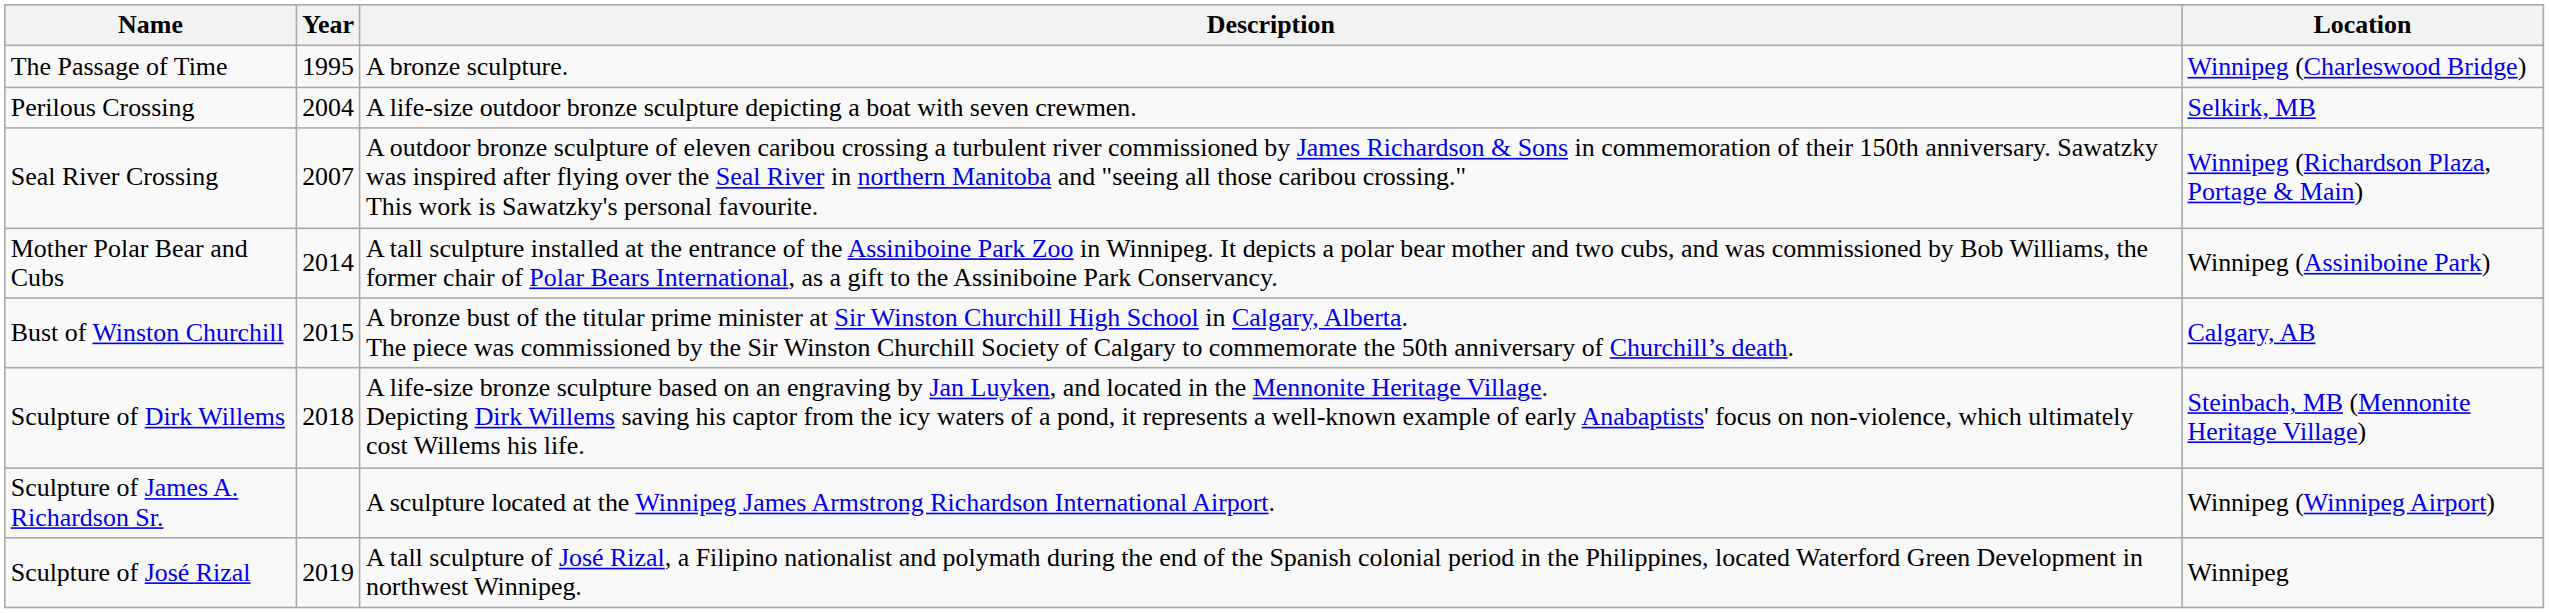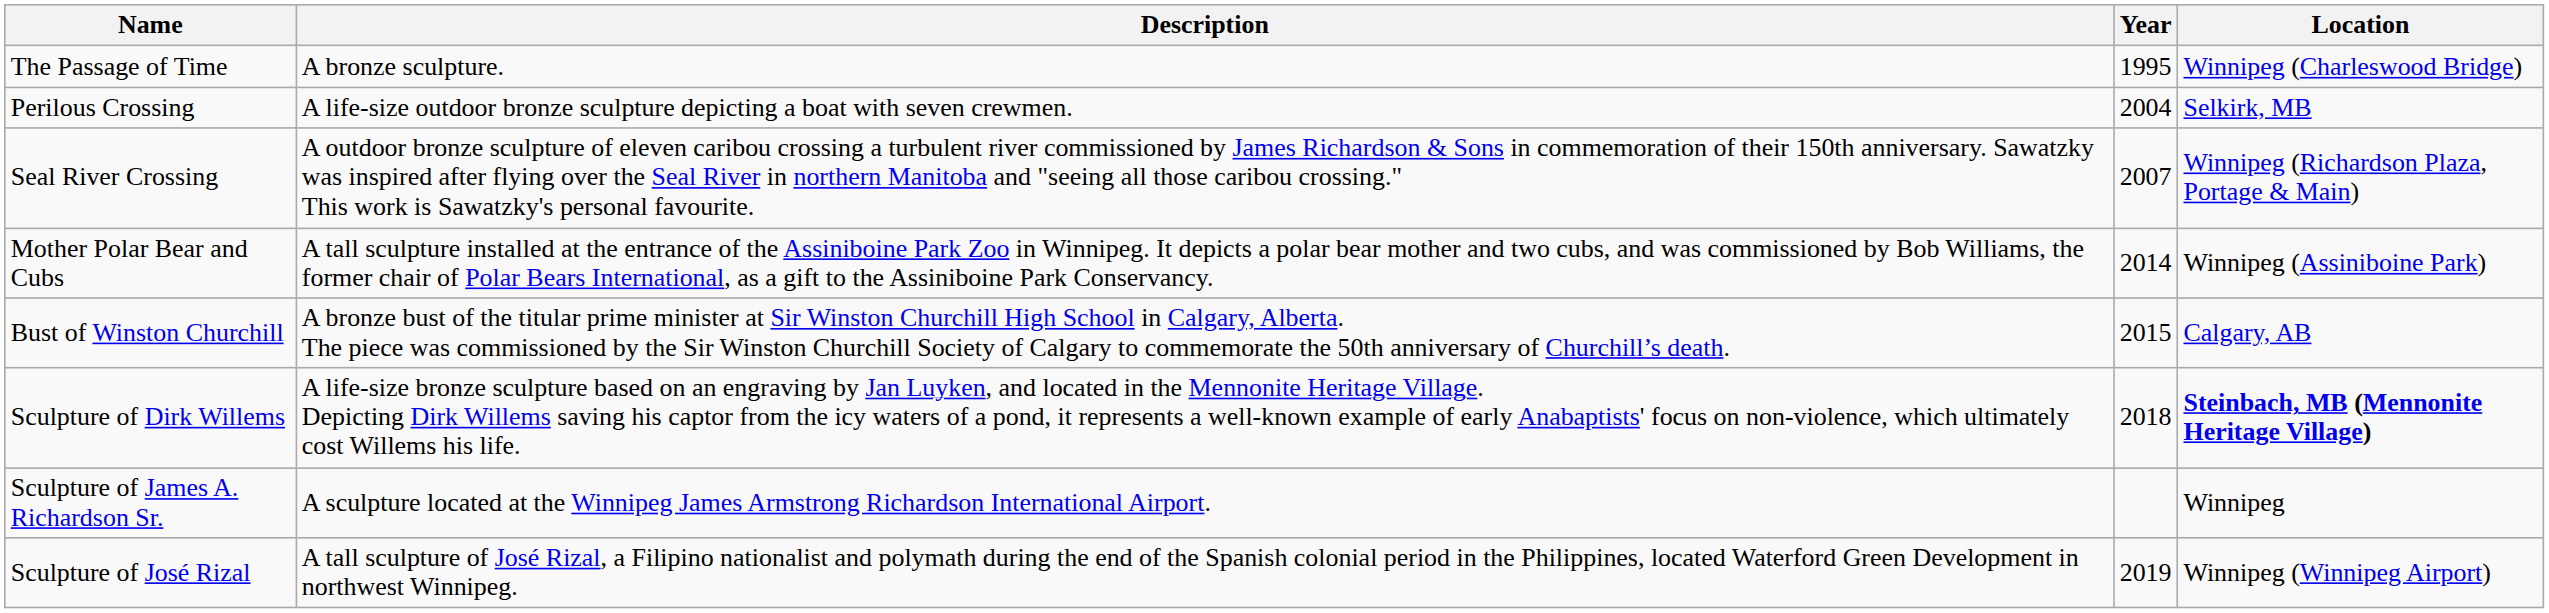columns swapped: (328, 25) <-> (1271, 25)
(2329, 417) normal -> (2333, 417) bold
(2341, 502) Winnipeg (Winnipeg Airport) -> (2234, 502) Winnipeg
(2238, 572) Winnipeg -> (2337, 572) Winnipeg (Winnipeg Airport)
